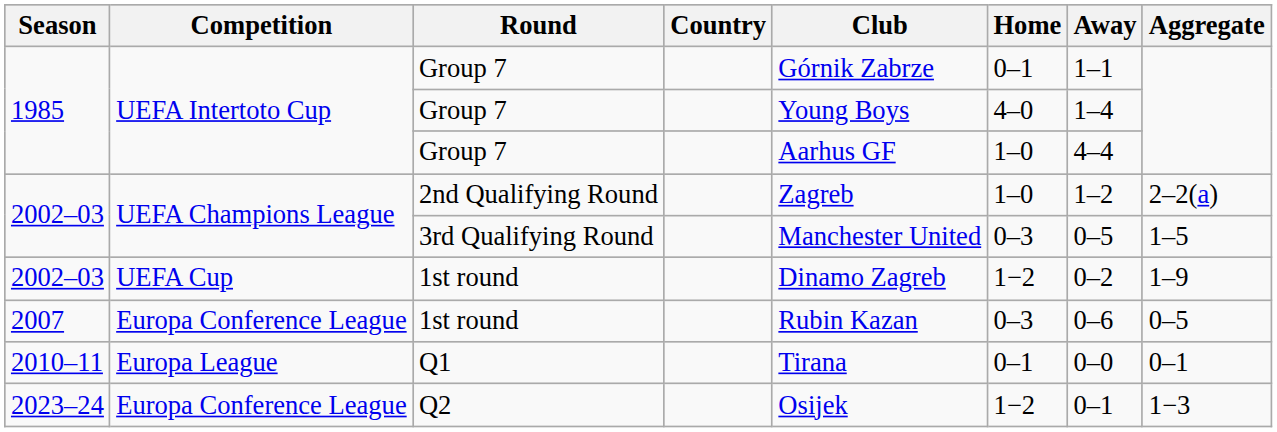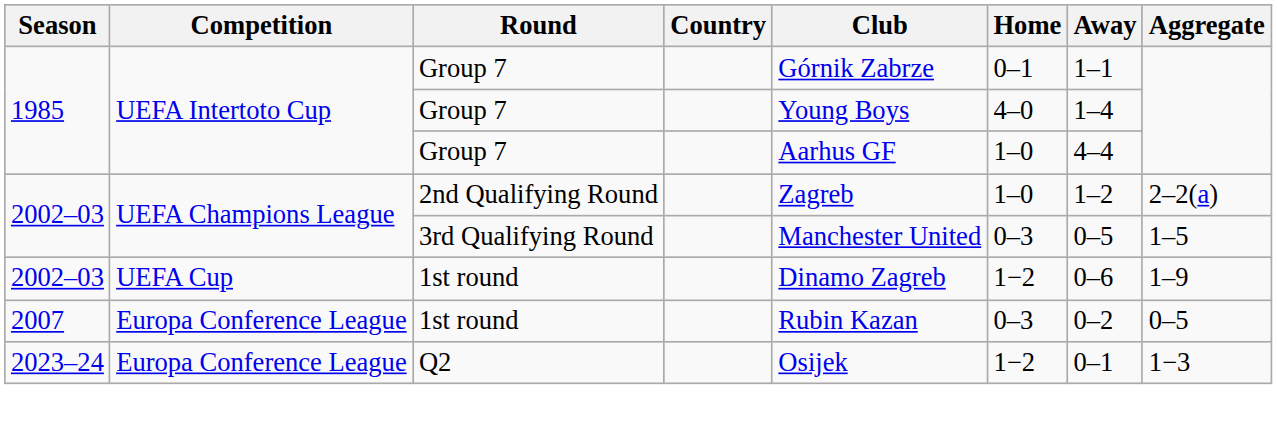(1093, 278) 0–2 -> (1093, 278) 0–6
(1093, 320) 0–6 -> (1093, 320) 0–2
- row: (57, 362)
